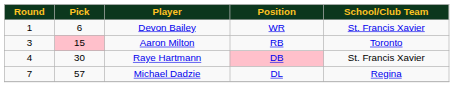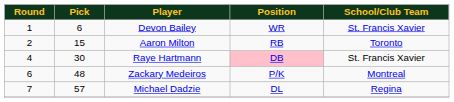(29, 43) 3 -> (29, 43) 2
(79, 43) pink background -> (79, 43) no background
+ row: (167, 74)
